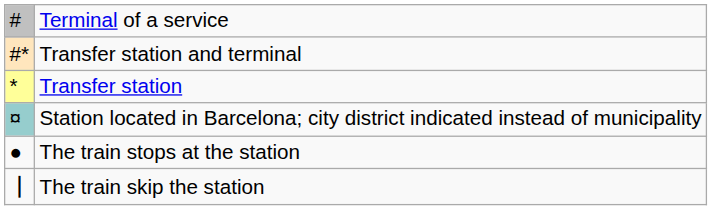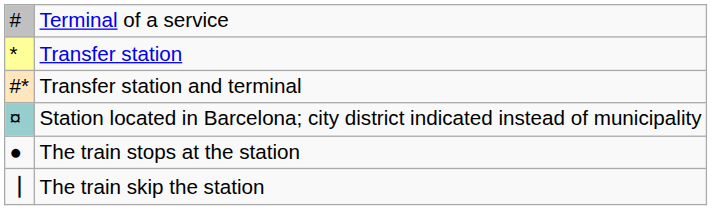rows swapped: (111, 86) <-> (171, 53)
